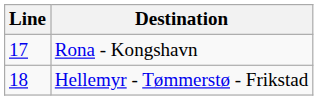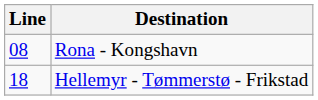(19, 49) 17 -> (19, 49) 08
